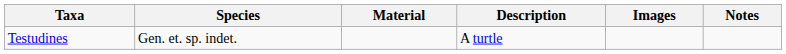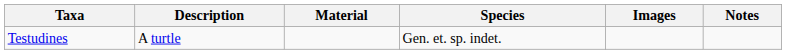columns swapped: (238, 15) <-> (531, 15)
